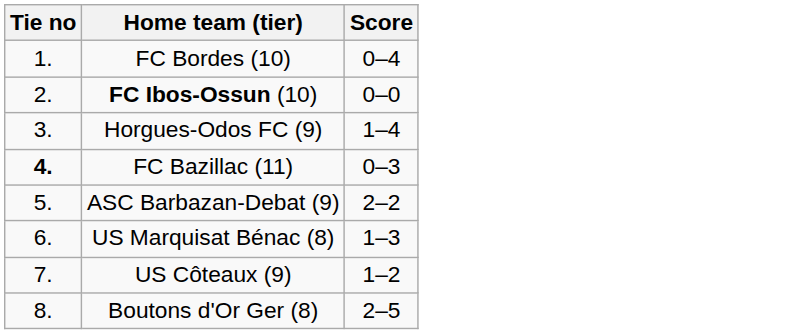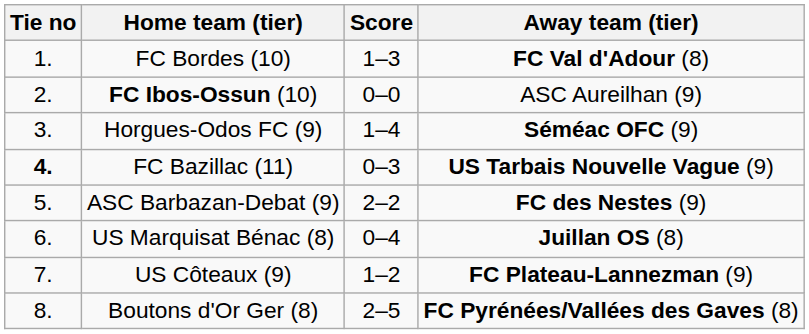+ column: (611, 22)
(382, 58) 0–4 -> (382, 58) 1–3
(382, 238) 1–3 -> (382, 238) 0–4
